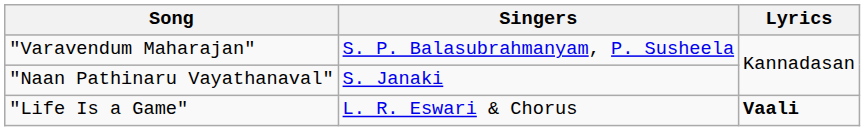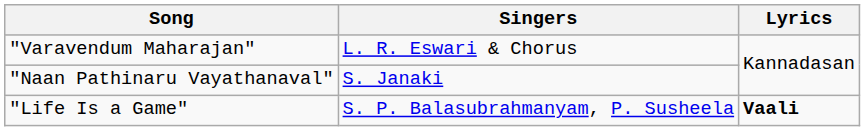(538, 50) S. P. Balasubrahmanyam, P. Susheela -> (460, 50) L. R. Eswari & Chorus
(460, 110) L. R. Eswari & Chorus -> (538, 110) S. P. Balasubrahmanyam, P. Susheela
